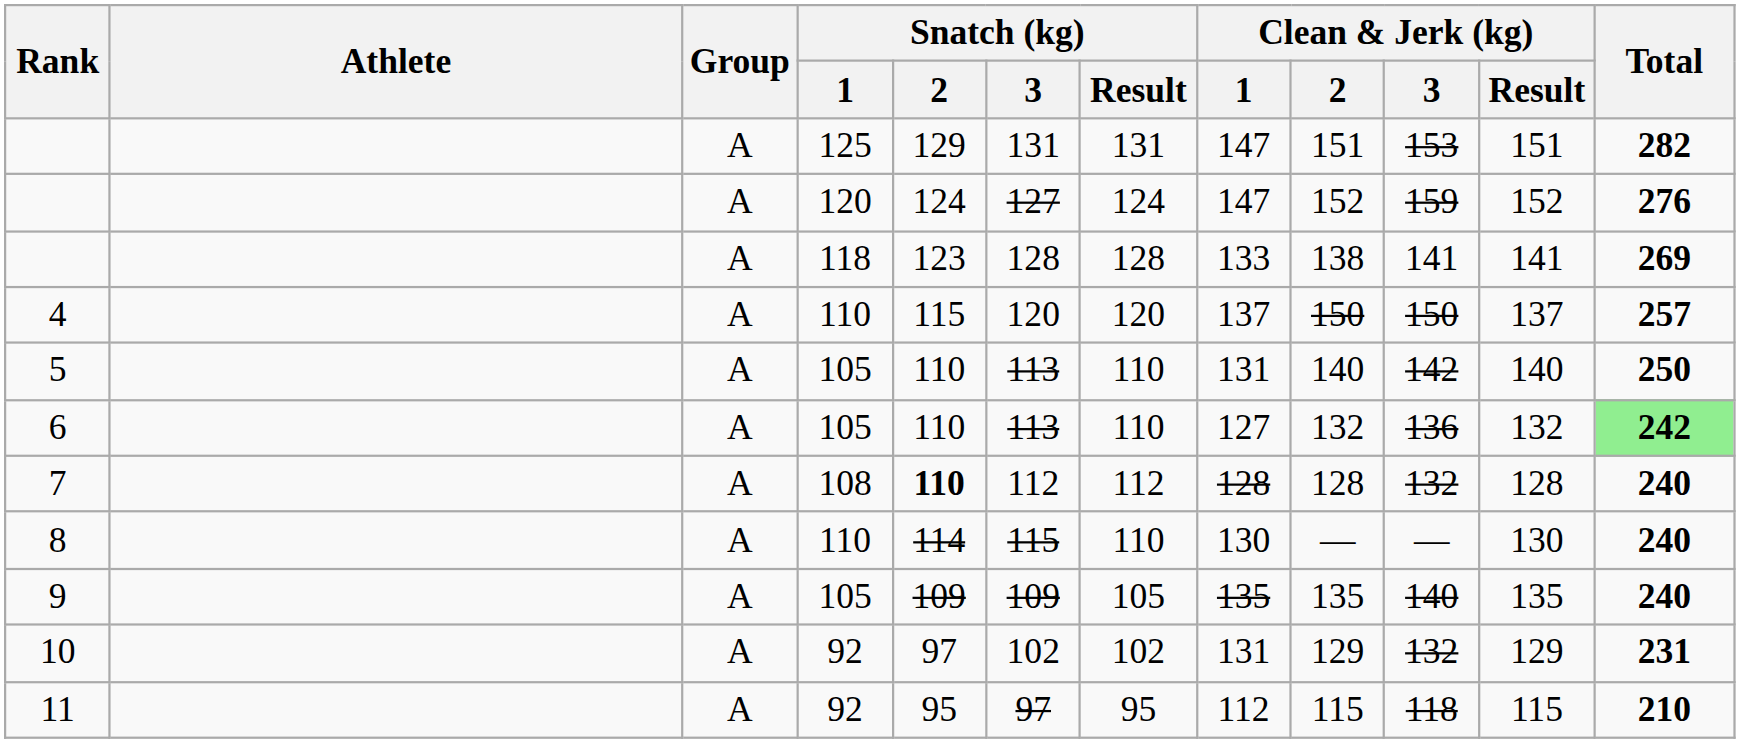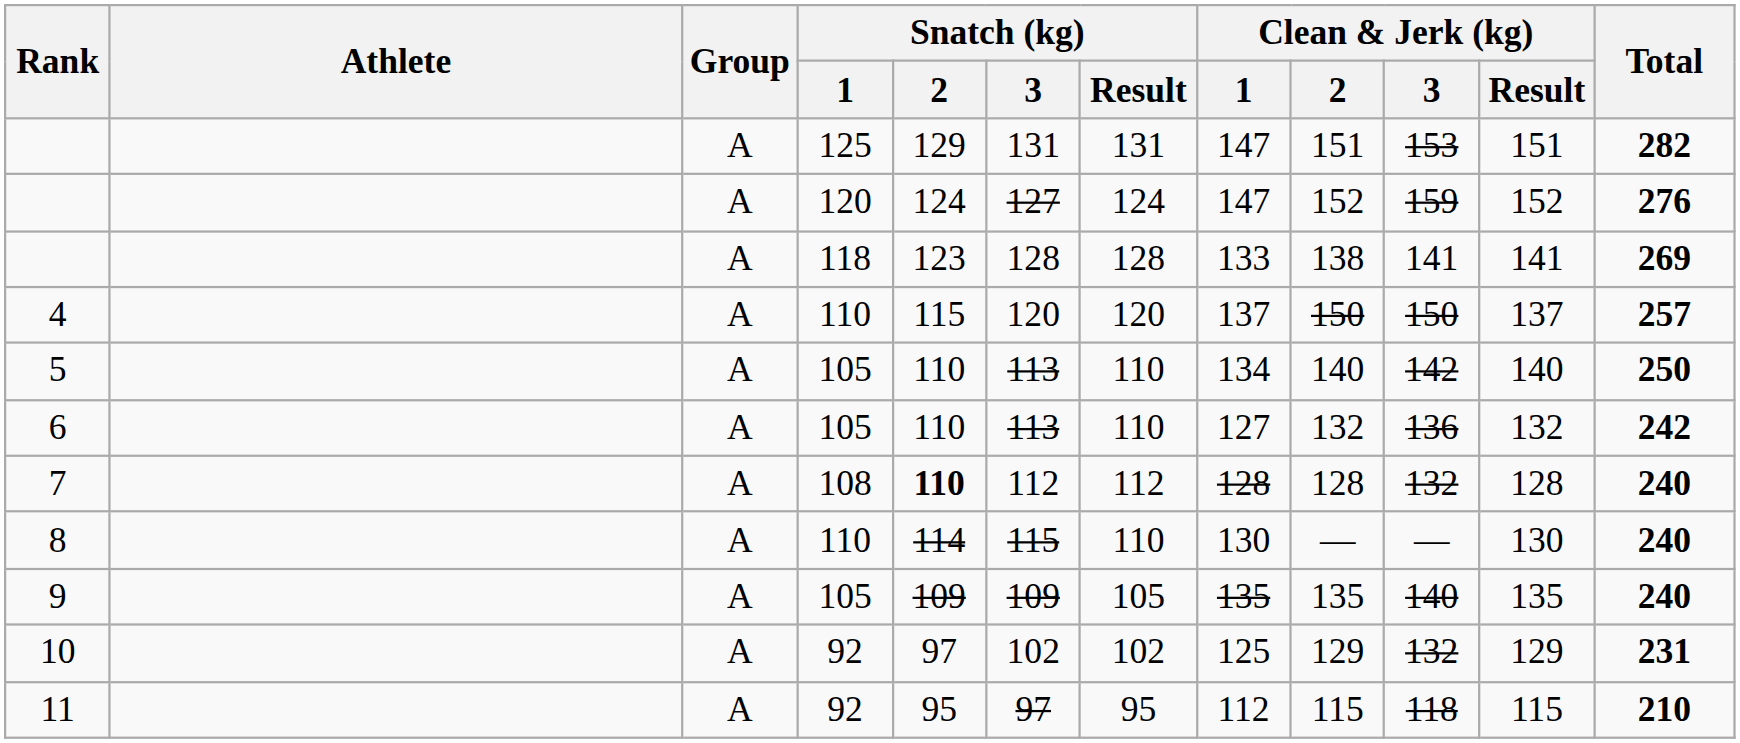(1244, 370) 131 -> (1244, 370) 134
(1664, 426) lightgreen background -> (1664, 426) no background
(1244, 652) 131 -> (1244, 652) 125
